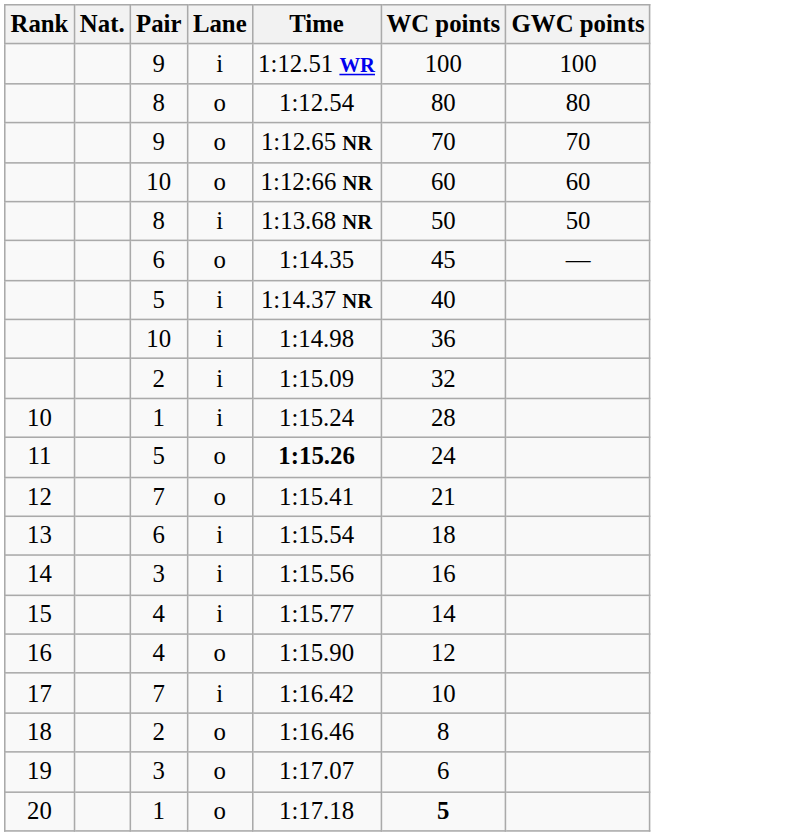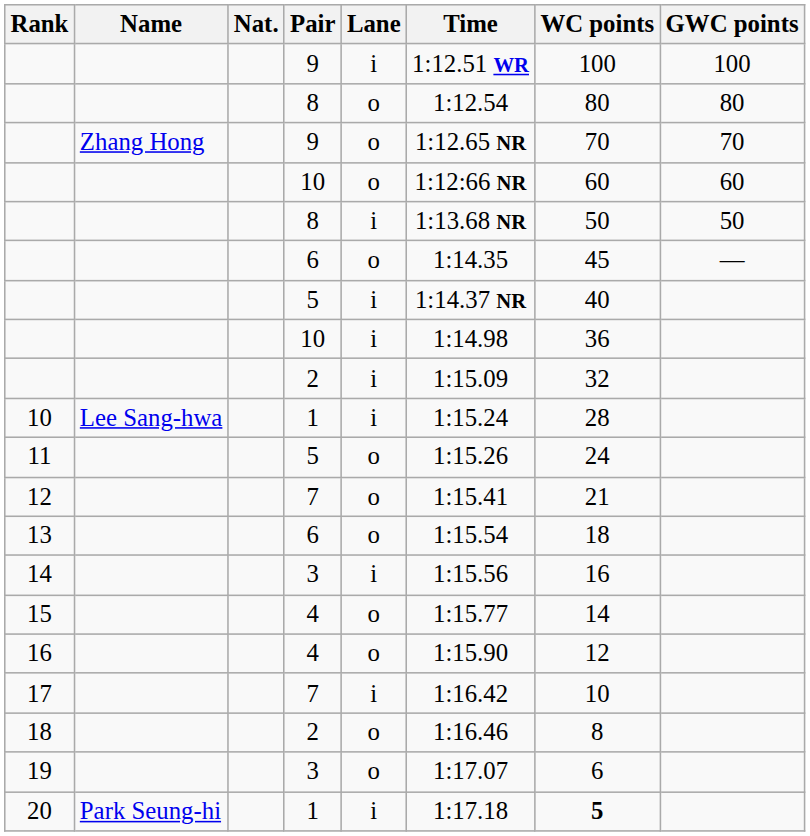+ column: (151, 24)
(317, 456) bold -> (471, 456) normal
(220, 535) i -> (374, 535) o
(220, 614) i -> (374, 614) o
(220, 810) o -> (374, 810) i
